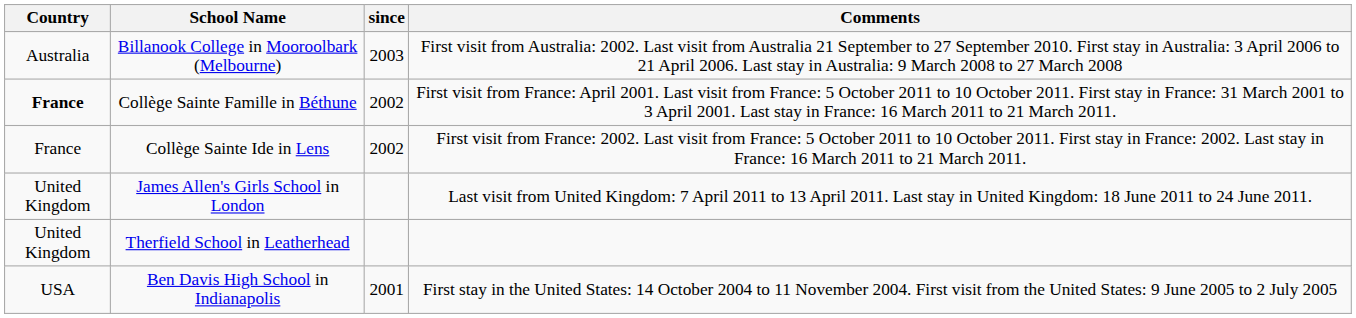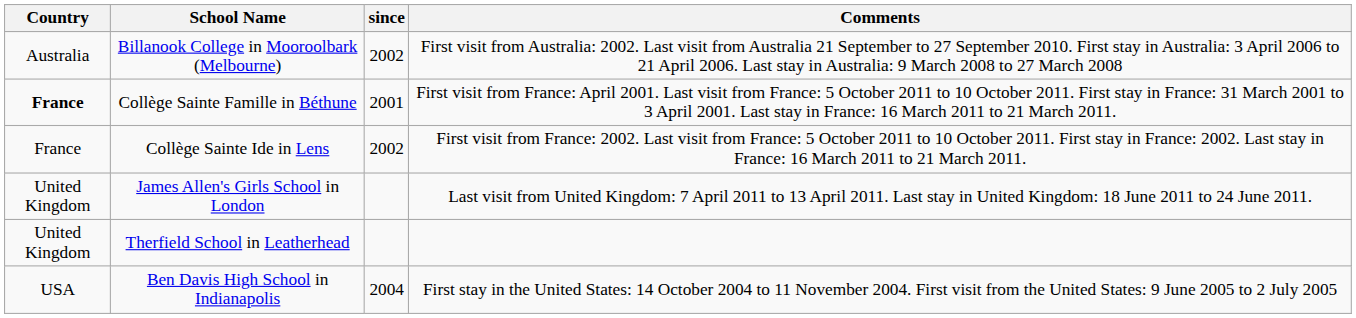(387, 55) 2003 -> (387, 55) 2002
(387, 102) 2002 -> (387, 102) 2001
(387, 289) 2001 -> (387, 289) 2004
